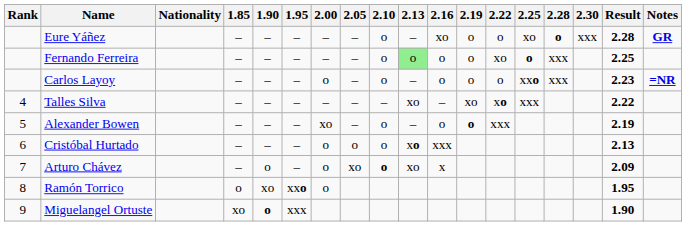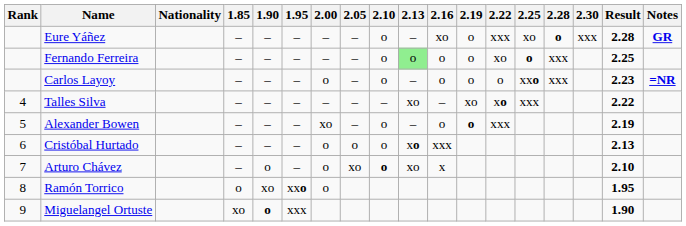(500, 37) o -> (500, 37) xxx
(623, 166) 2.09 -> (623, 166) 2.10
